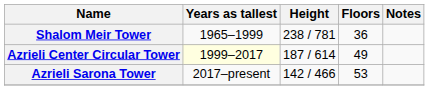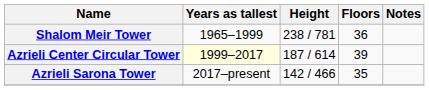(361, 54) 49 -> (361, 54) 39
(361, 74) 53 -> (361, 74) 35
